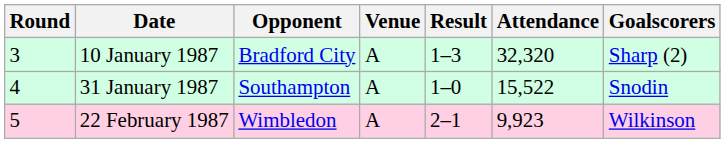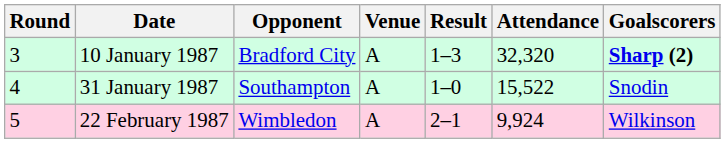(648, 54) normal -> (651, 54) bold
(520, 120) 9,923 -> (520, 120) 9,924
